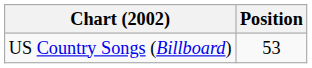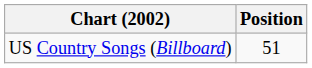(271, 47) 53 -> (271, 47) 51
